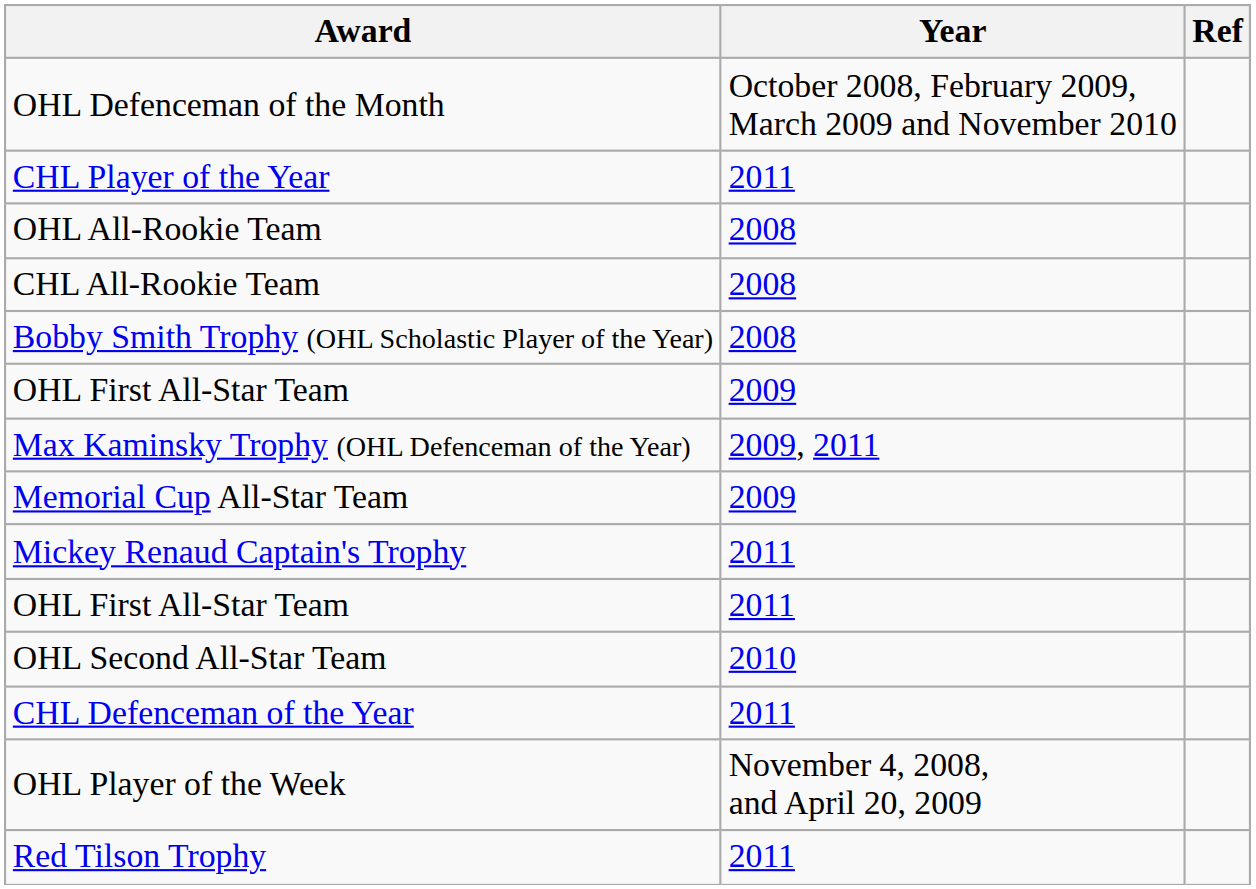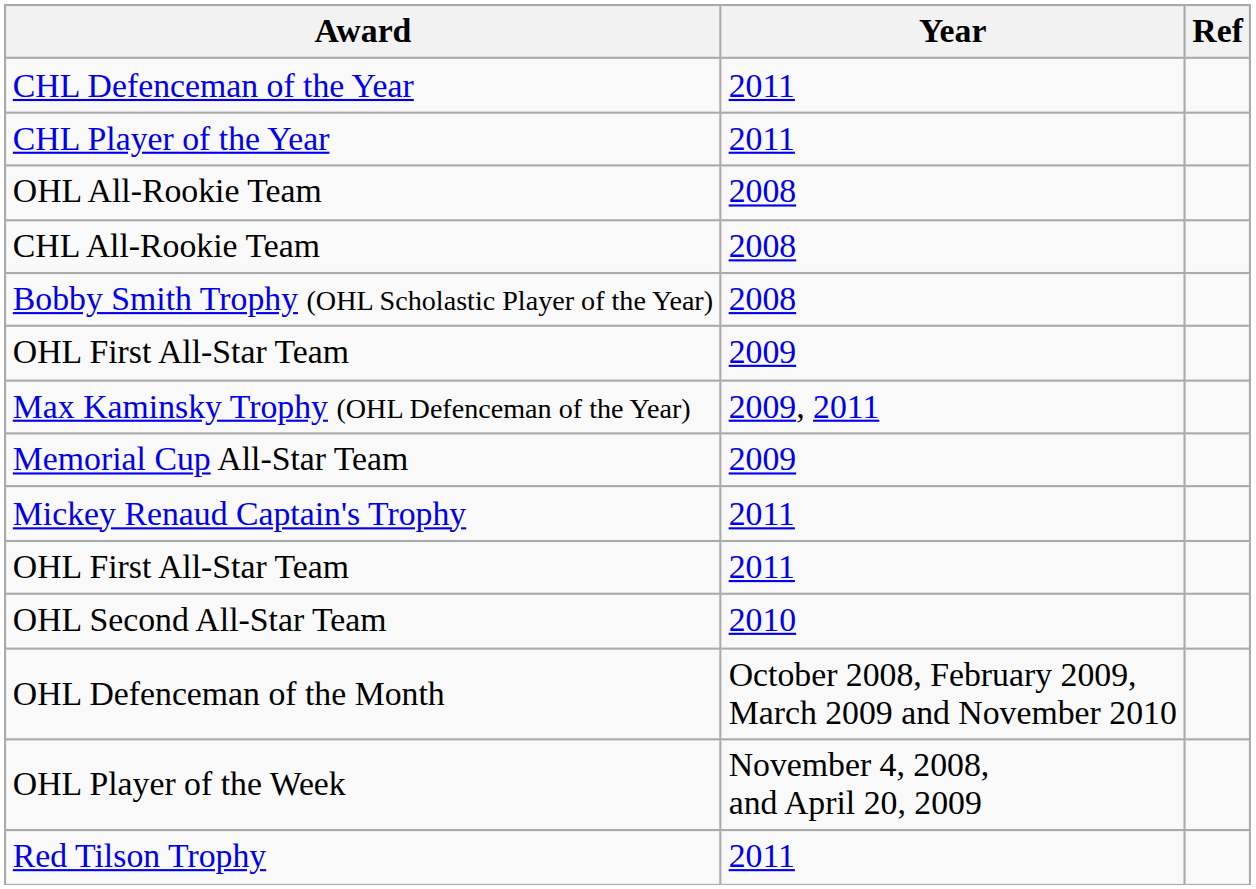rows swapped: (213, 711) <-> (229, 103)
